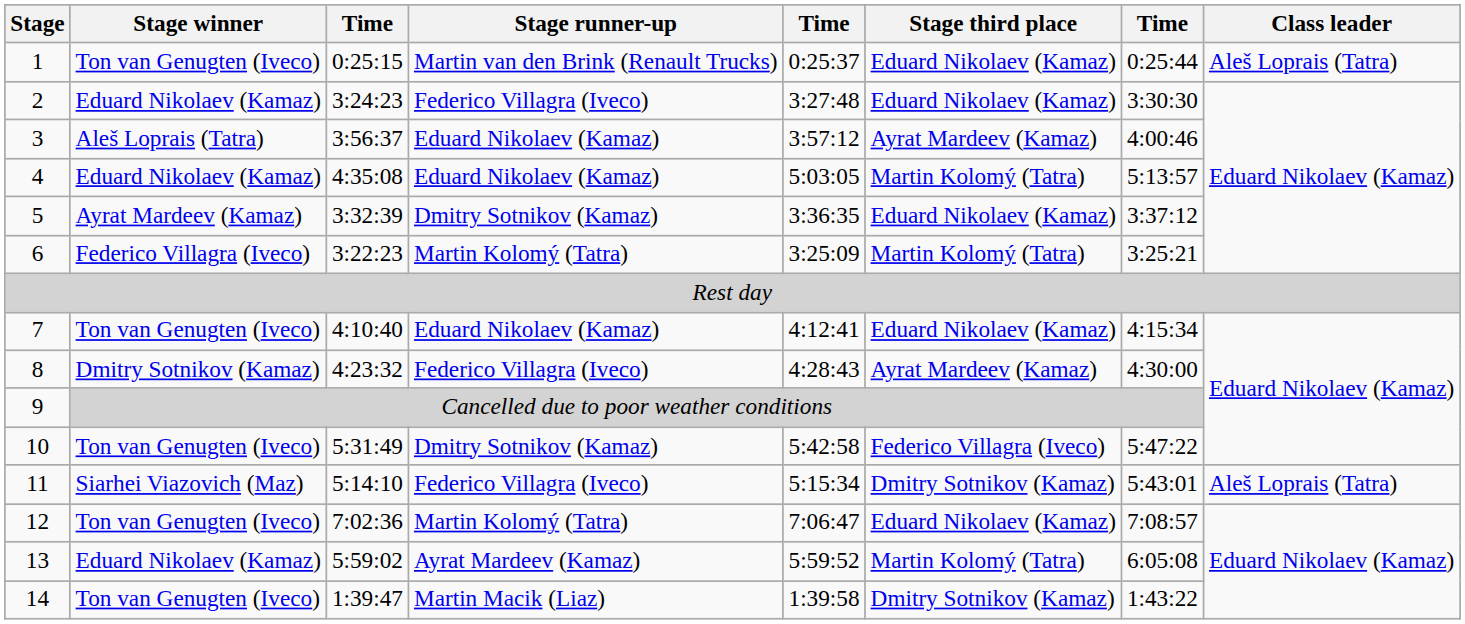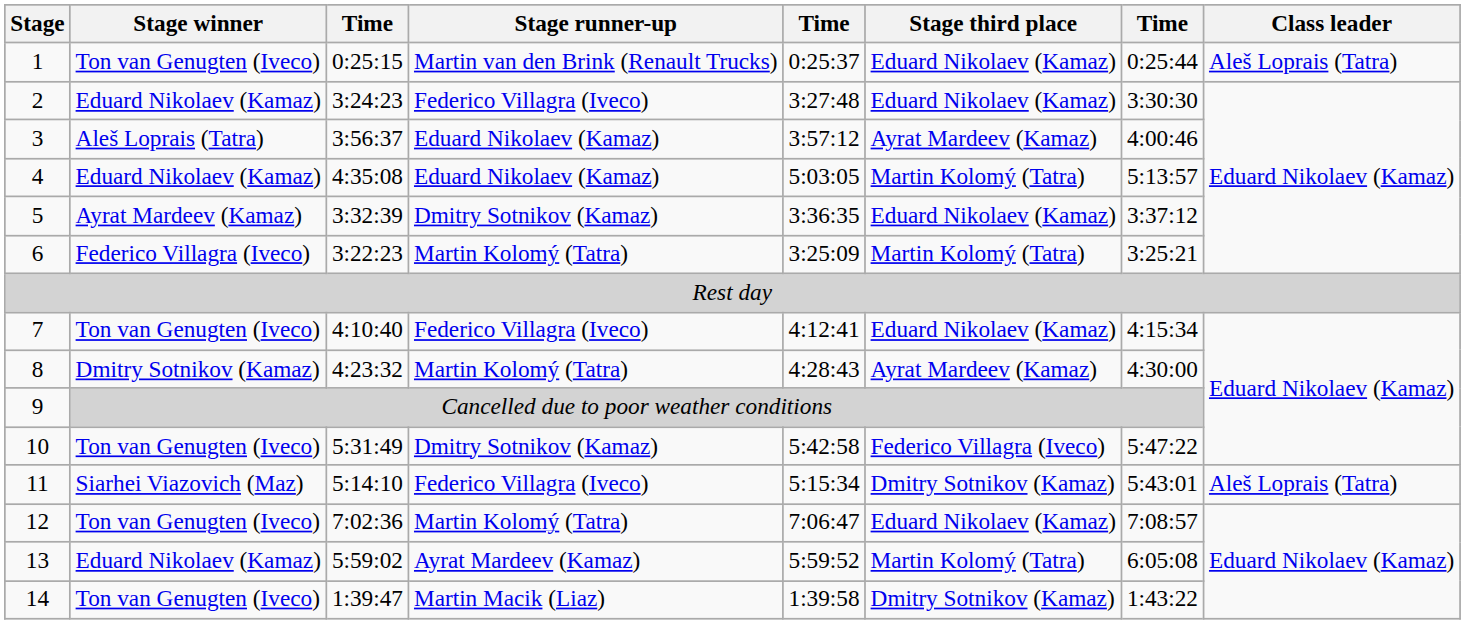(537, 330) Eduard Nikolaev (Kamaz) -> (531, 330) Federico Villagra (Iveco)
(531, 368) Federico Villagra (Iveco) -> (521, 368) Martin Kolomý (Tatra)
